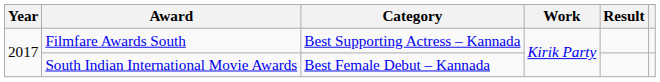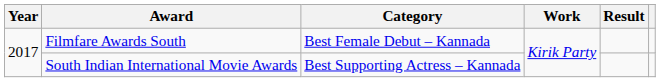(412, 40) Best Supporting Actress – Kannada -> (397, 40) Best Female Debut – Kannada
(397, 64) Best Female Debut – Kannada -> (412, 64) Best Supporting Actress – Kannada
